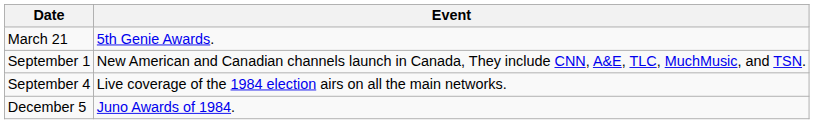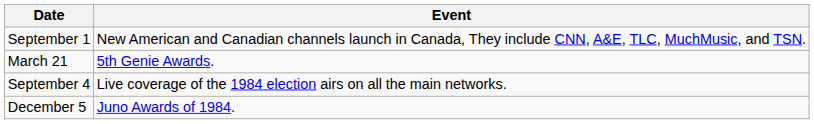rows swapped: (38, 38) <-> (49, 61)
